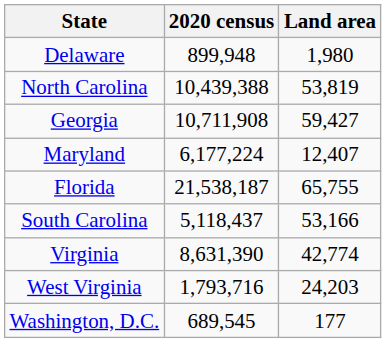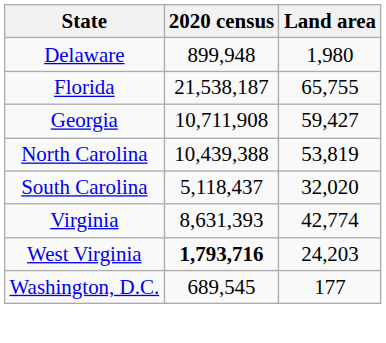rows swapped: (84, 187) <-> (84, 87)
- row: (84, 154)
(330, 220) 53,166 -> (330, 187) 32,020
(222, 253) 8,631,390 -> (222, 220) 8,631,393
(222, 287) normal -> (222, 253) bold
